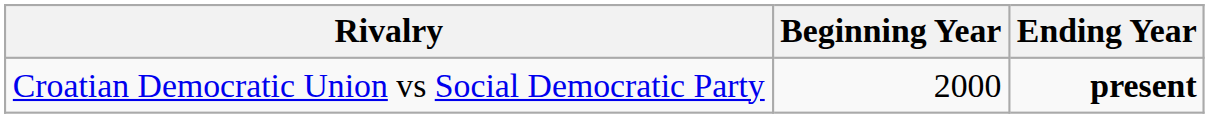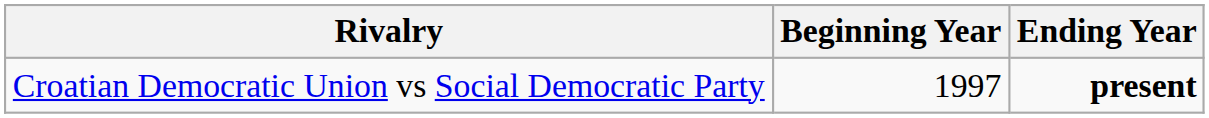(968, 84) 2000 -> (968, 84) 1997
